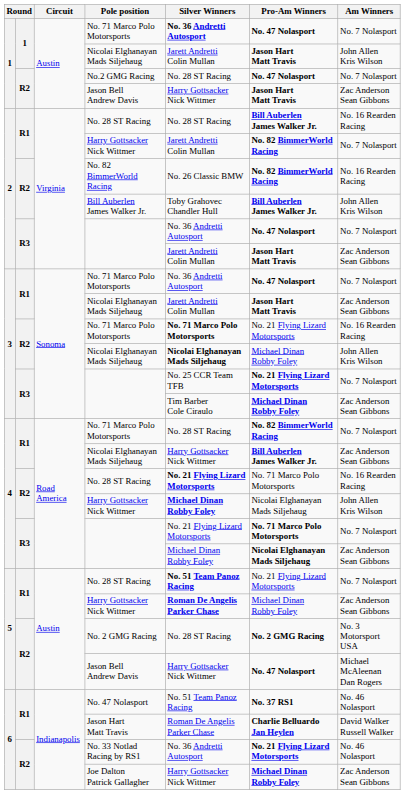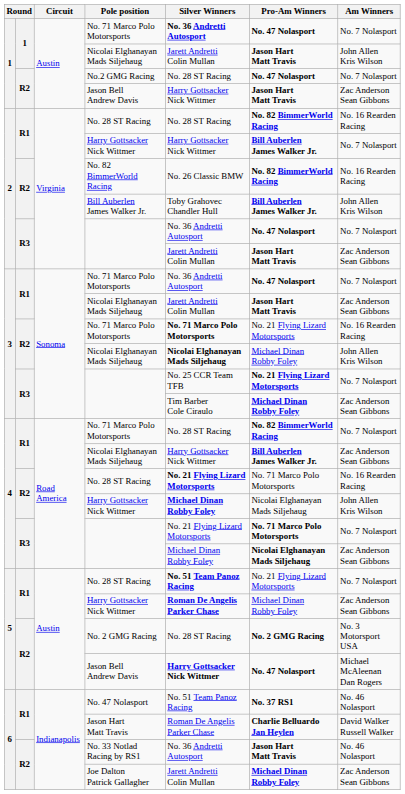(284, 120) Bill Auberlen James Walker Jr. -> (292, 120) No. 82 BimmerWorld Racing
(192, 145) Jarett Andretti Colin Mullan -> (198, 145) Harry Gottsacker Nick Wittmer
(292, 145) No. 82 BimmerWorld Racing -> (284, 145) Bill Auberlen James Walker Jr.
(198, 671) normal -> (201, 671) bold
(290, 751) No. 21 Flying Lizard Motorsports -> (274, 751) Jason Hart Matt Travis
(198, 776) Harry Gottsacker Nick Wittmer -> (192, 776) Jarett Andretti Colin Mullan
